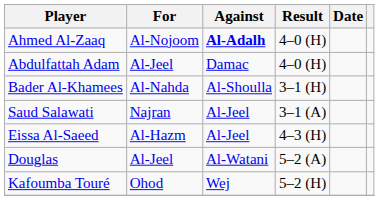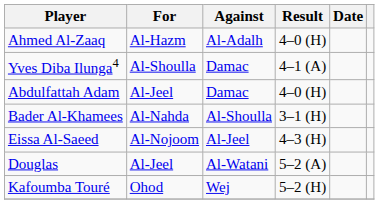(164, 40) Al-Nojoom -> (158, 40) Al-Hazm
(236, 40) bold -> (234, 40) normal
+ row: (63, 66)
- row: (51, 111)
(158, 135) Al-Hazm -> (164, 139) Al-Nojoom
